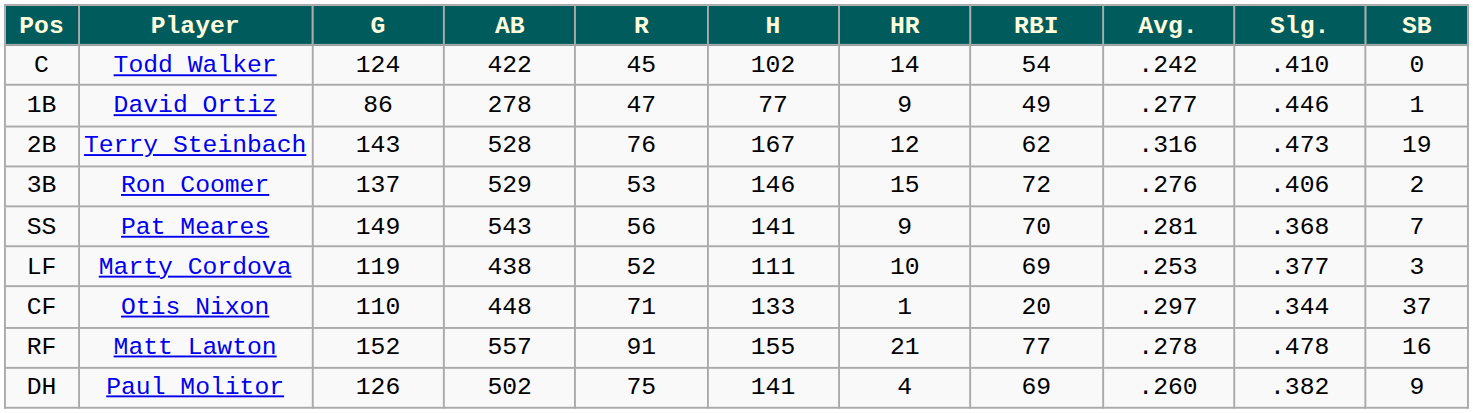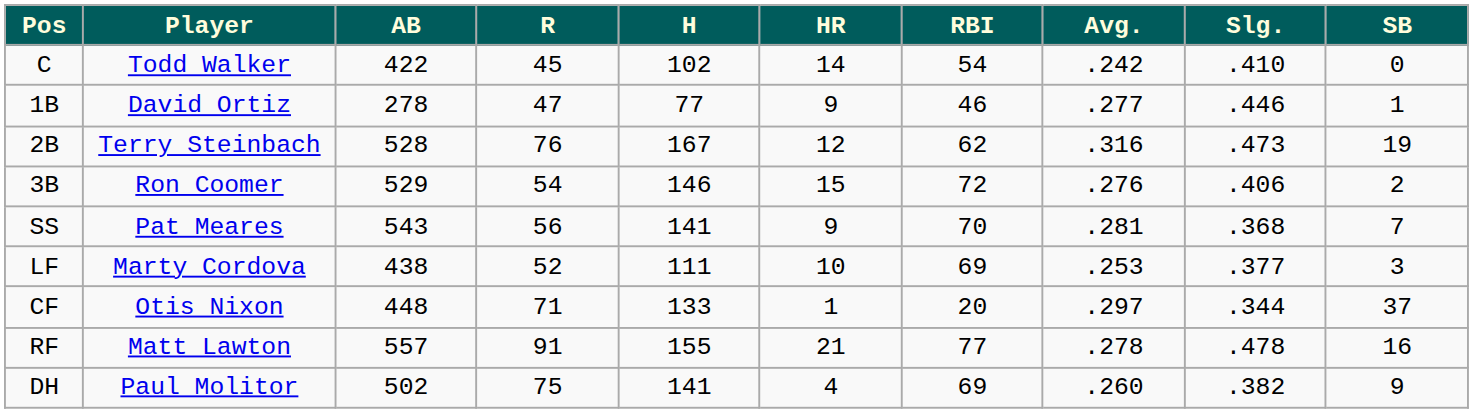- column: (378, 25)
(1036, 106) 49 -> (972, 106) 46
(641, 186) 53 -> (548, 186) 54
